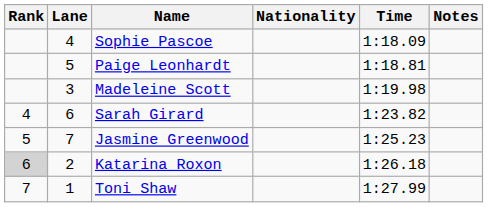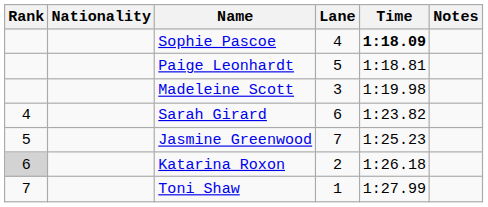columns swapped: (70, 17) <-> (306, 17)
(394, 41) normal -> (394, 41) bold
